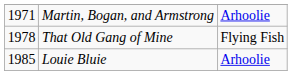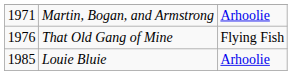(22, 37) 1978 -> (22, 37) 1976
